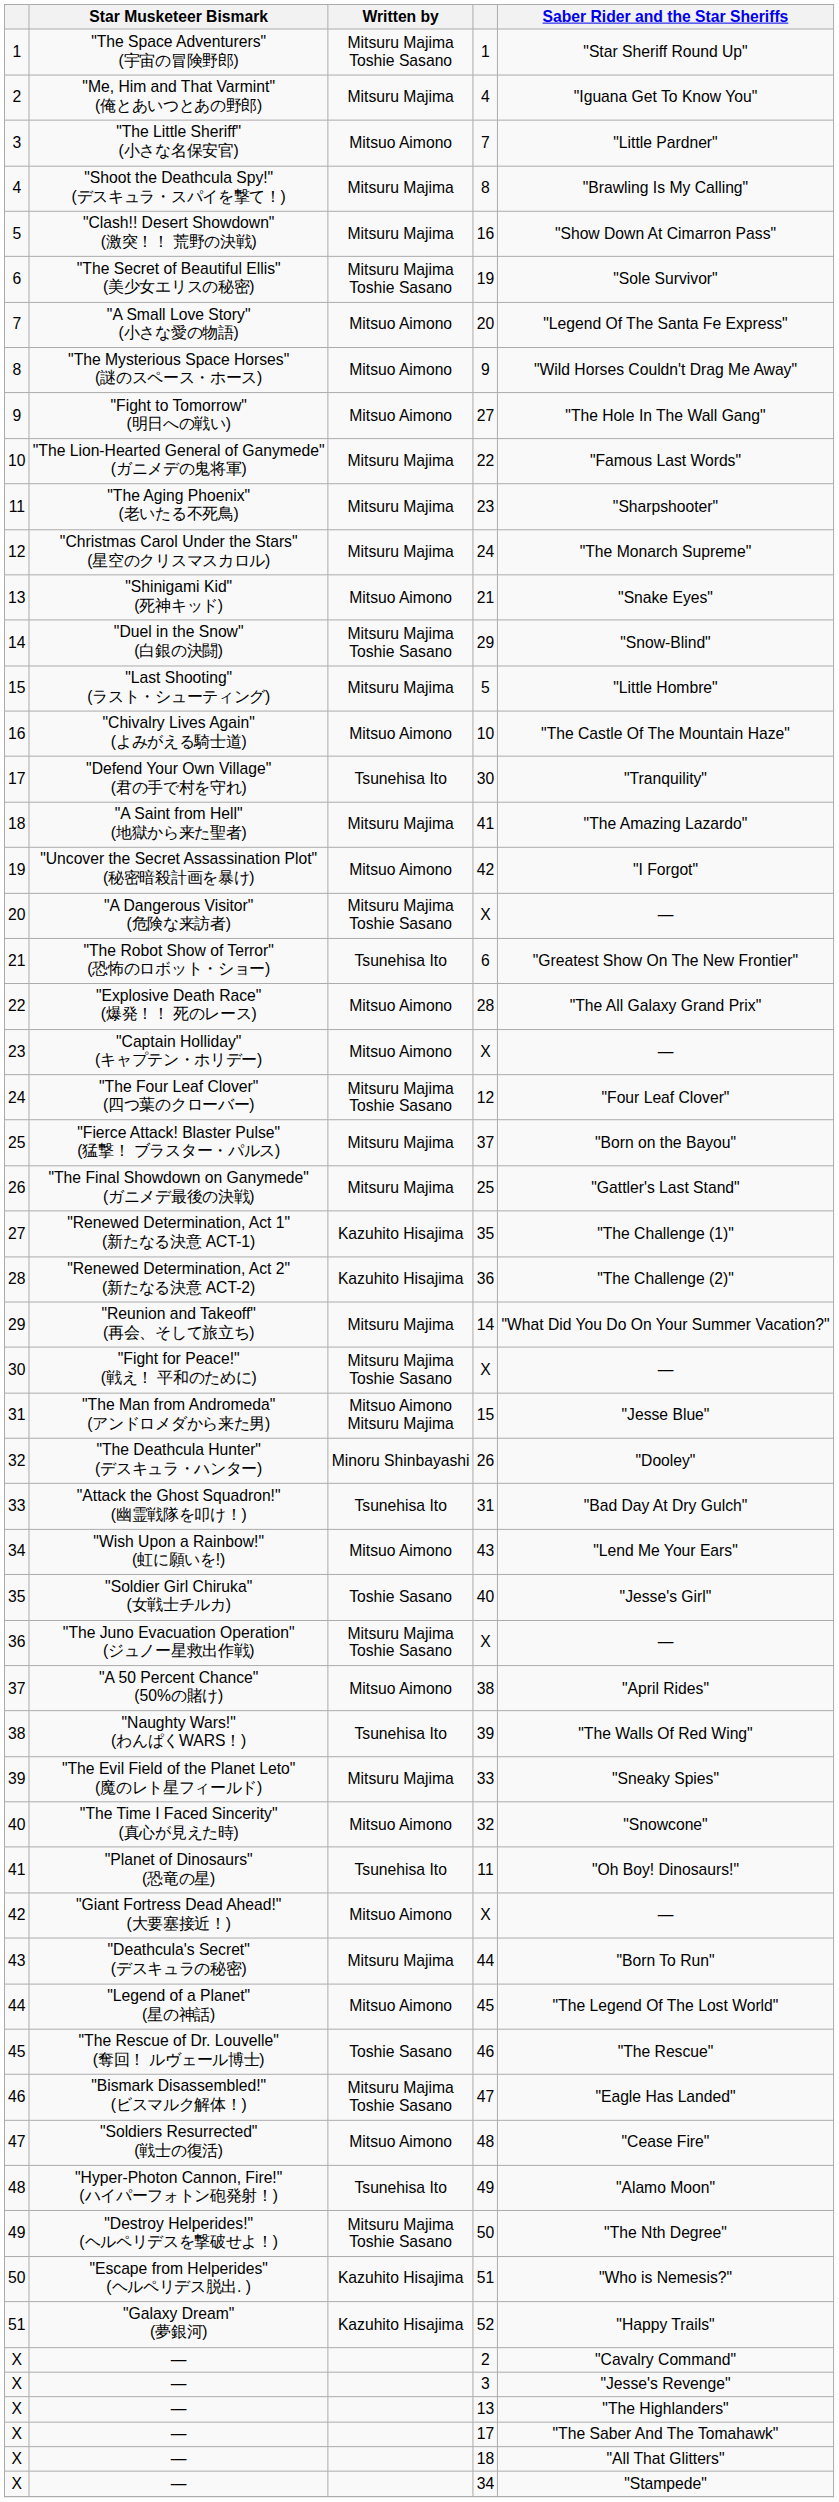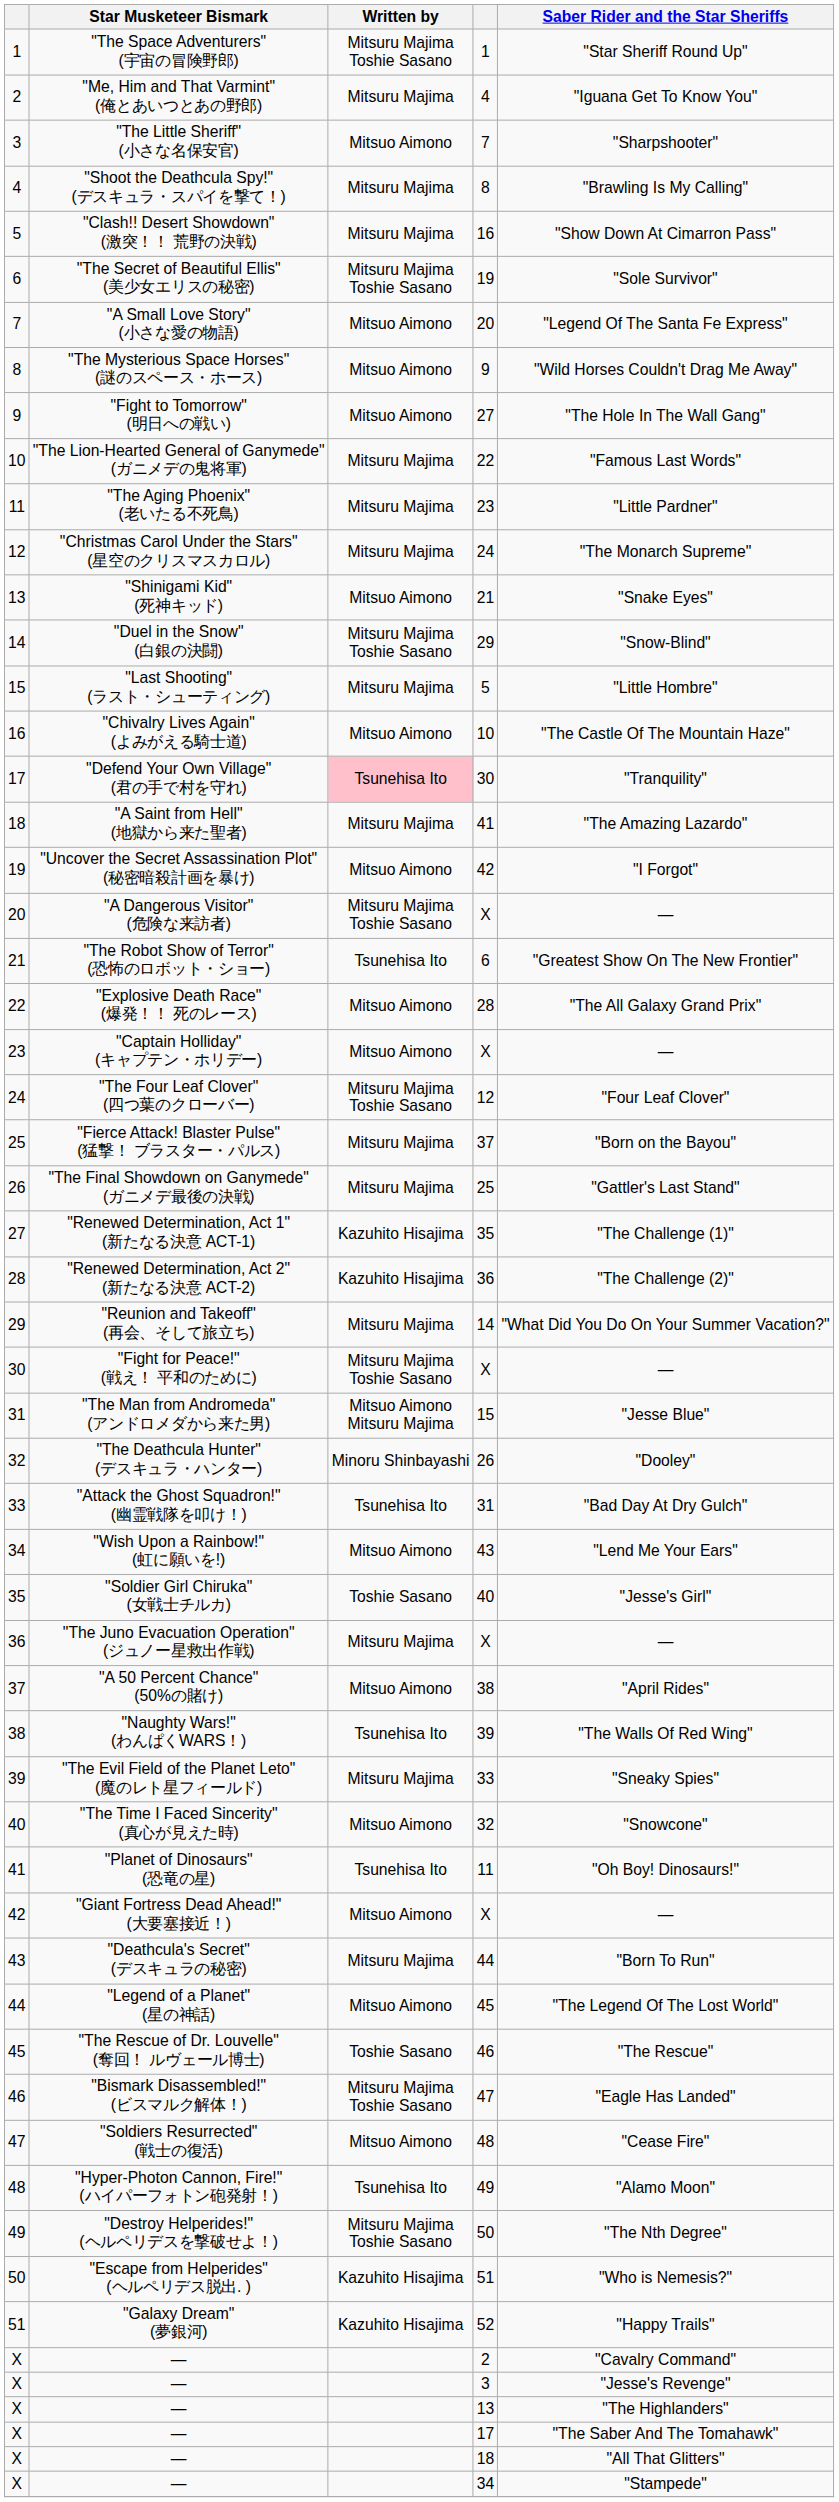(665, 142) "Little Pardner" -> (665, 142) "Sharpshooter"
(665, 506) "Sharpshooter" -> (665, 506) "Little Pardner"
(401, 779) no background -> (401, 779) pink background
(401, 1642) Mitsuru Majima Toshie Sasano -> (401, 1642) Mitsuru Majima
